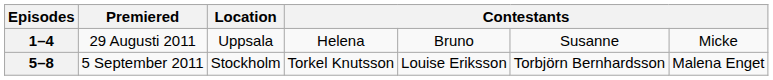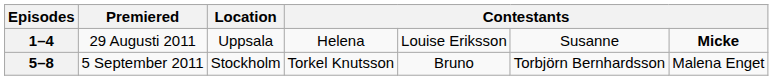(454, 40) Bruno -> (454, 40) Louise Eriksson
(718, 40) normal -> (718, 40) bold
(454, 64) Louise Eriksson -> (454, 64) Bruno
